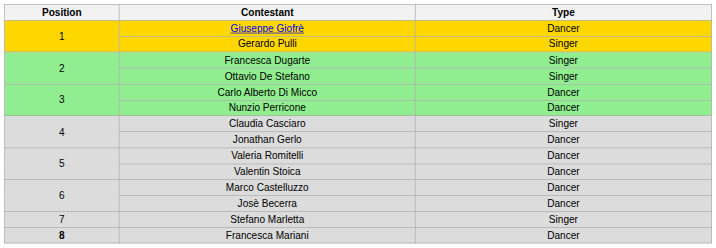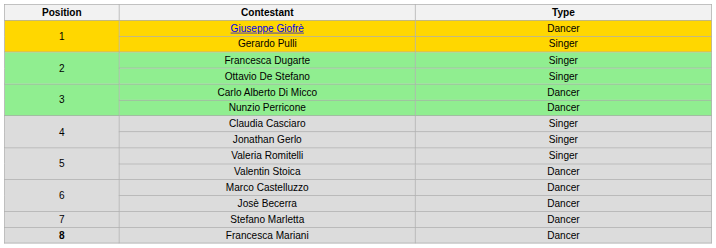(563, 140) Dancer -> (563, 140) Singer
(563, 156) Dancer -> (563, 156) Singer
(563, 220) Singer -> (563, 220) Dancer
